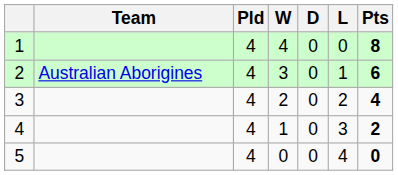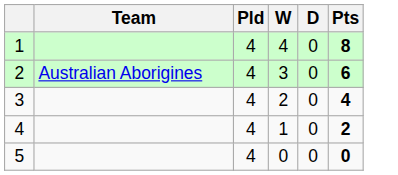- column: (343, 18)
